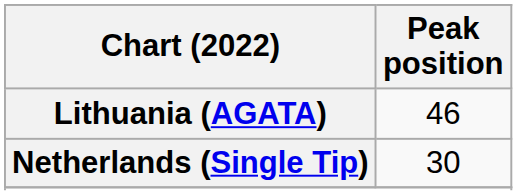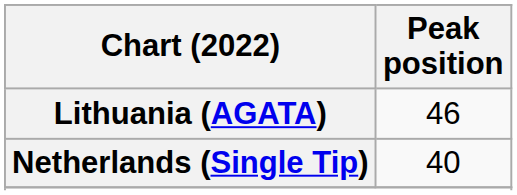(443, 162) 30 -> (443, 162) 40
